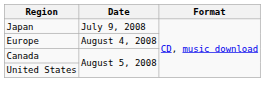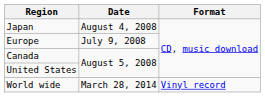(113, 26) July 9, 2008 -> (119, 26) August 4, 2008
(119, 41) August 4, 2008 -> (113, 41) July 9, 2008
+ row: (33, 85)
